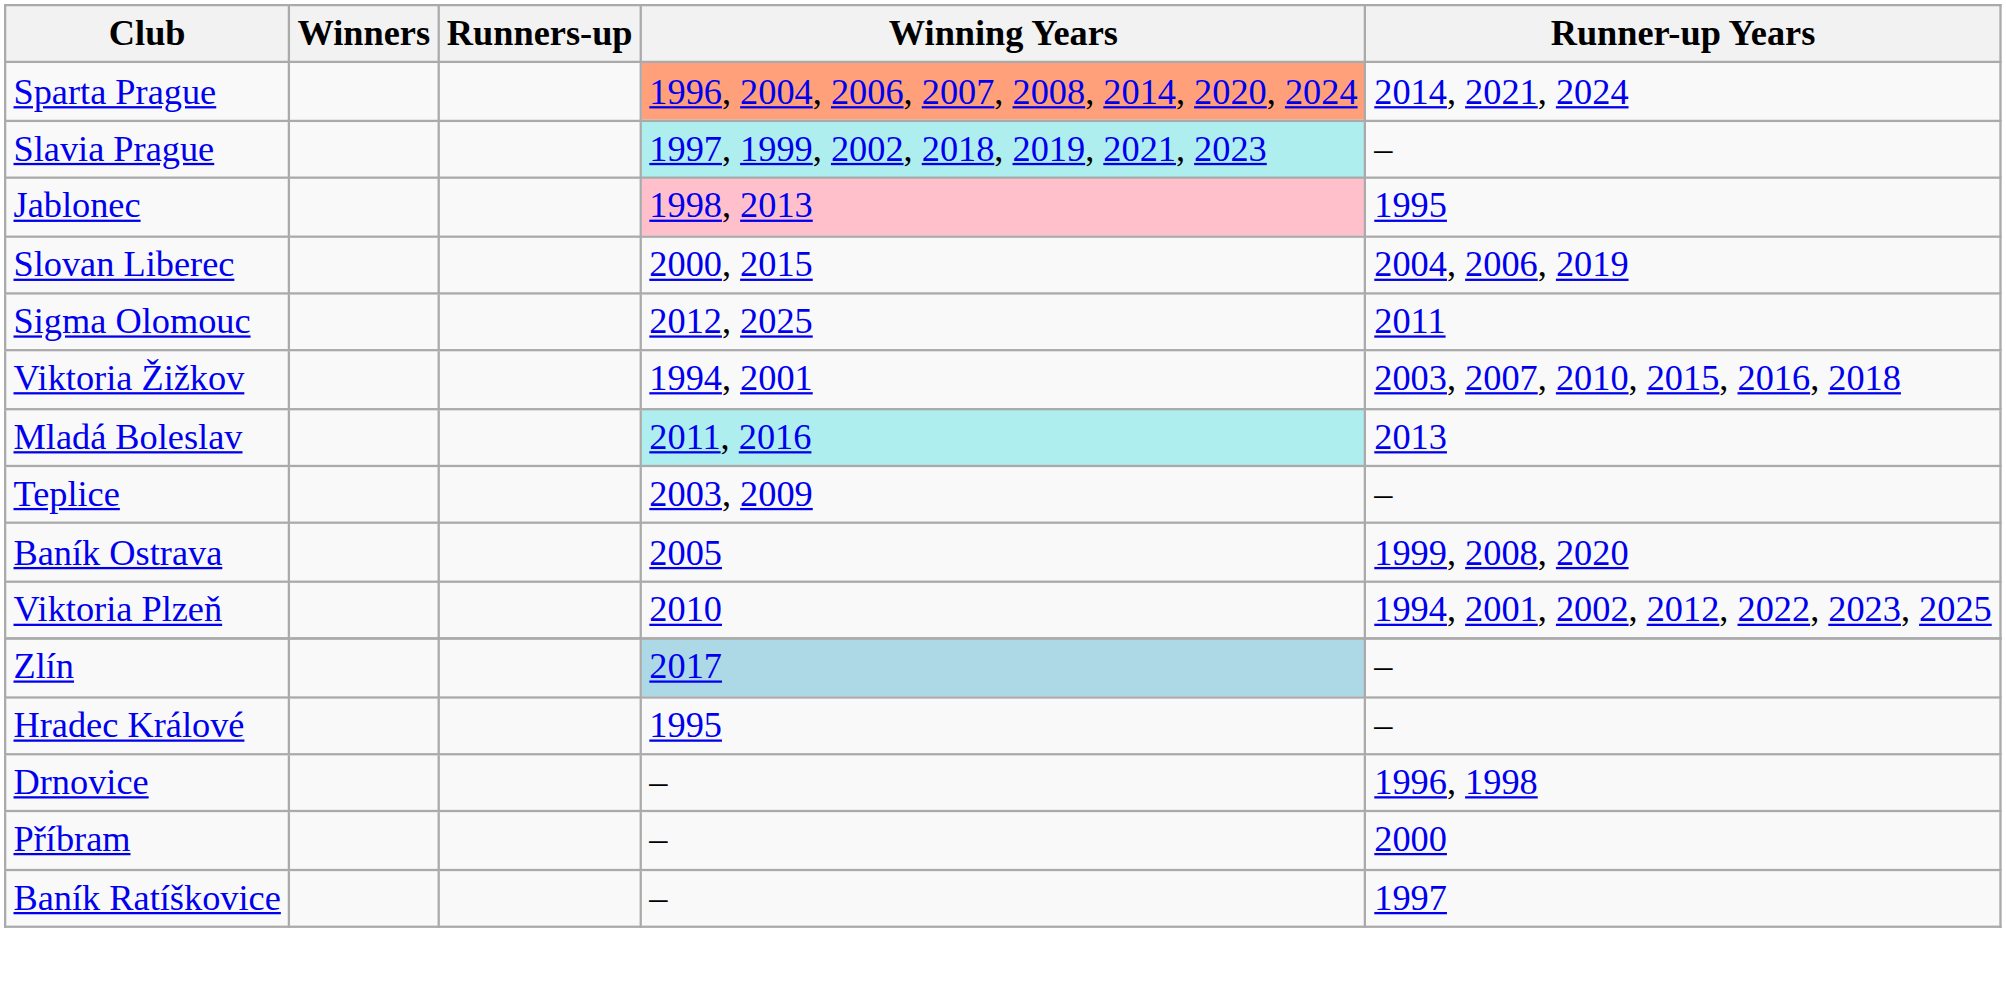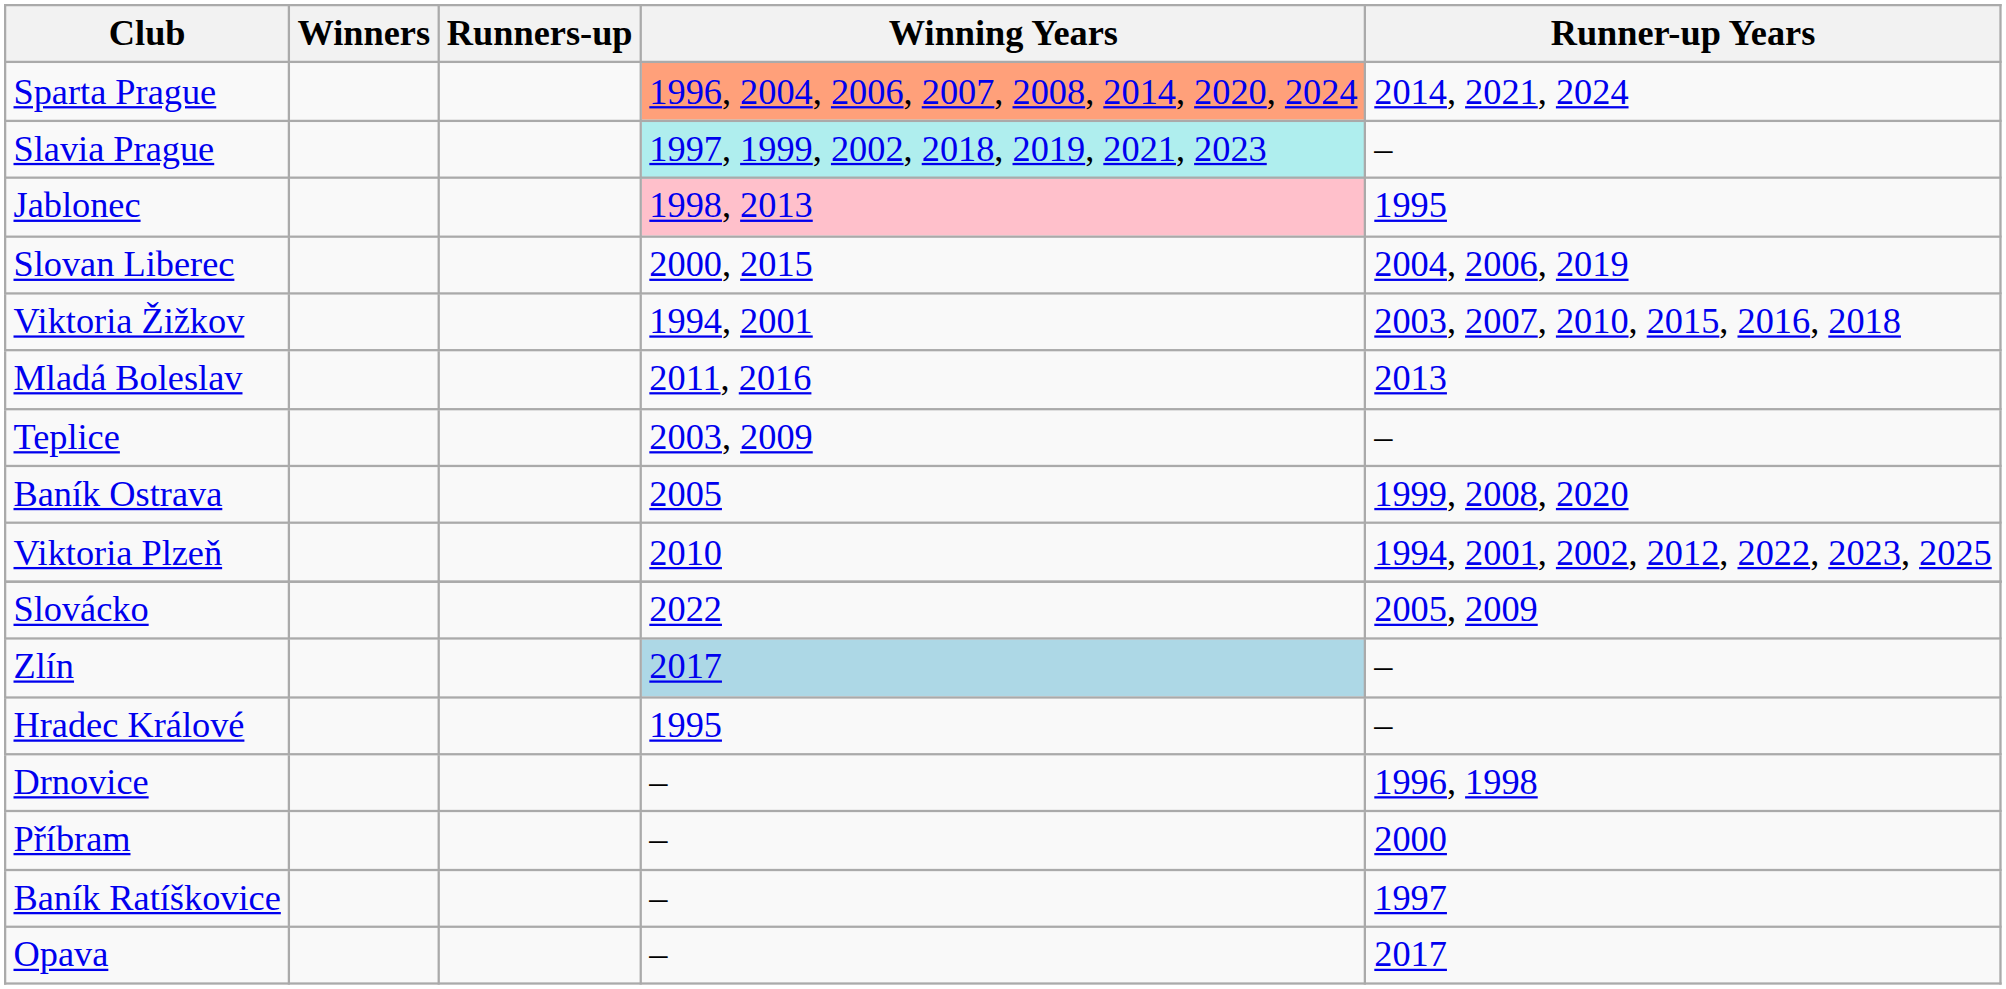- row: (132, 321)
(730, 436) paleturquoise background -> (730, 378) no background
+ row: (81, 609)
+ row: (61, 954)
